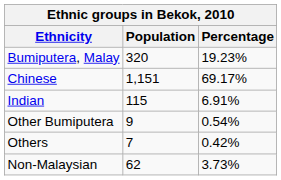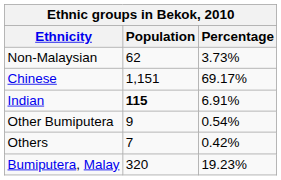rows swapped: (64, 57) <-> (52, 164)
(136, 100) normal -> (137, 100) bold
